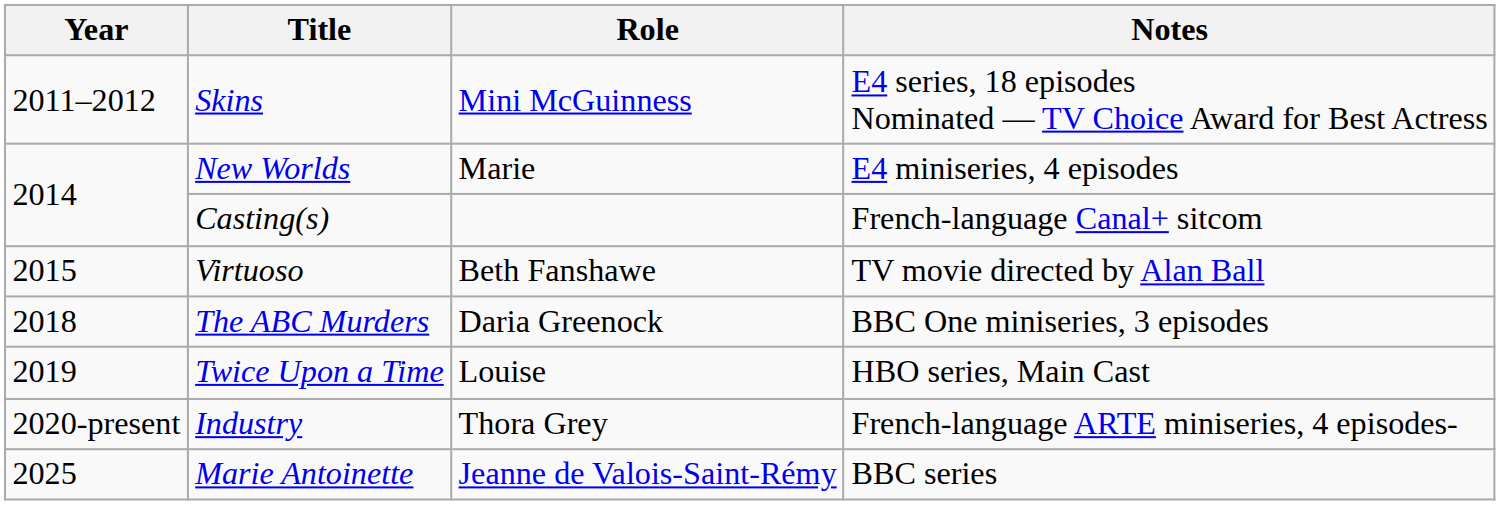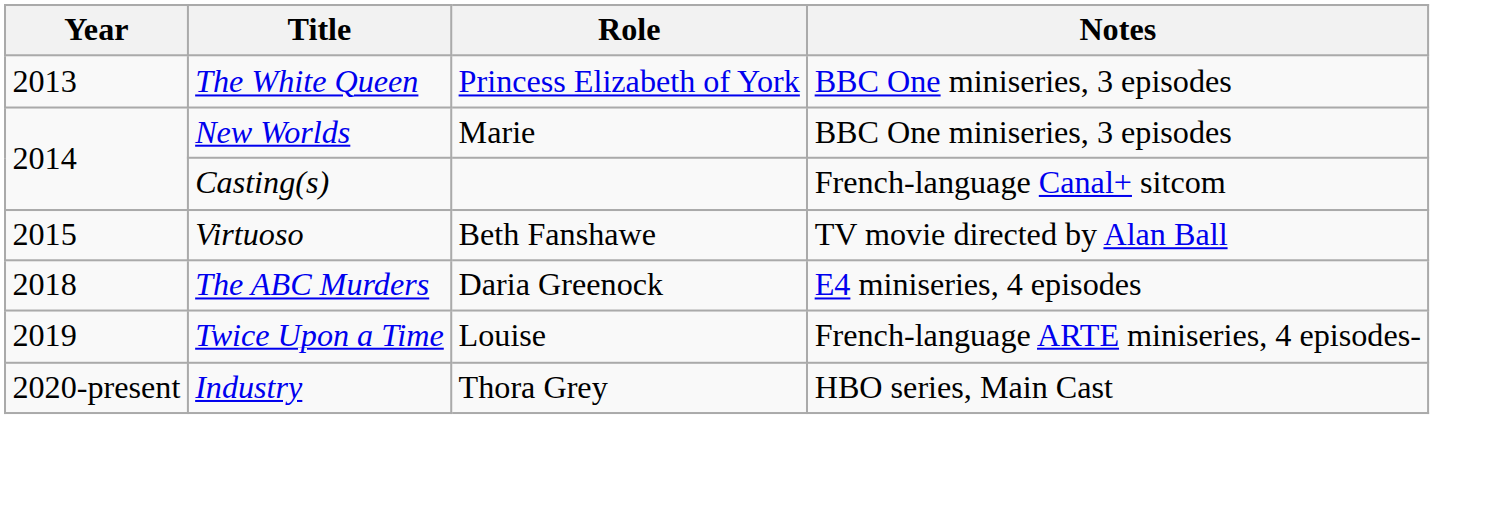- row: (229, 99)
+ row: (307, 81)
(1015, 168) E4 miniseries, 4 episodes -> (1023, 132) BBC One miniseries, 3 episodes
(1060, 321) BBC One miniseries, 3 episodes -> (978, 285) E4 miniseries, 4 episodes
(1001, 372) HBO series, Main Cast -> (1118, 336) French-language ARTE miniseries, 4 episodes-
(1155, 423) French-language ARTE miniseries, 4 episodes- -> (964, 387) HBO series, Main Cast
- row: (304, 474)
